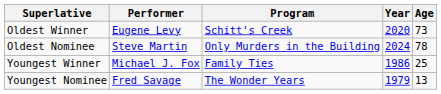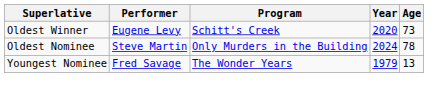- row: (54, 64)
